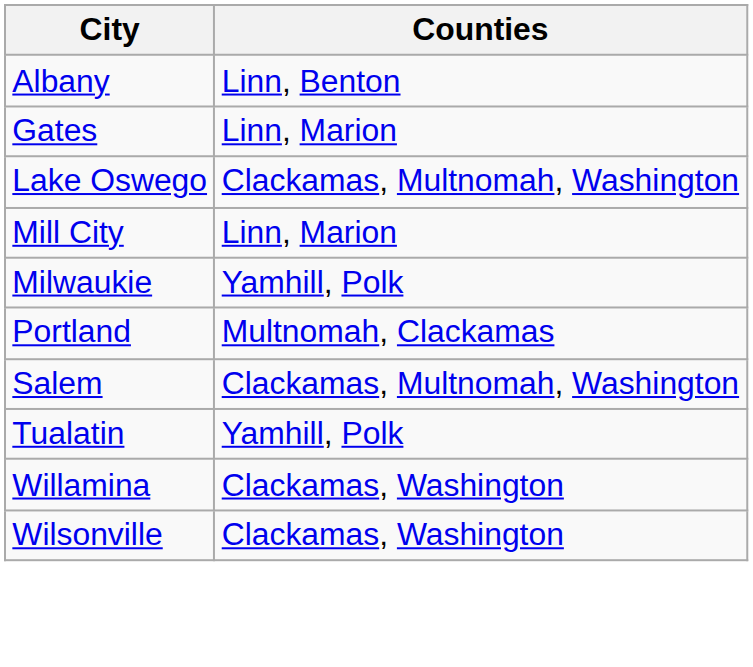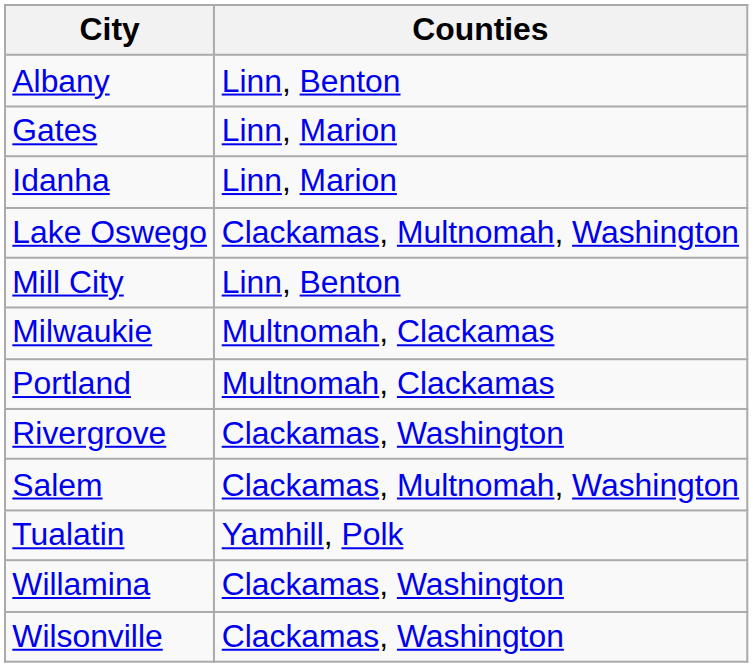+ row: (61, 181)
(309, 231) Linn, Marion -> (311, 282) Linn, Benton
(313, 282) Yamhill, Polk -> (388, 332) Multnomah, Clackamas
+ row: (89, 433)
